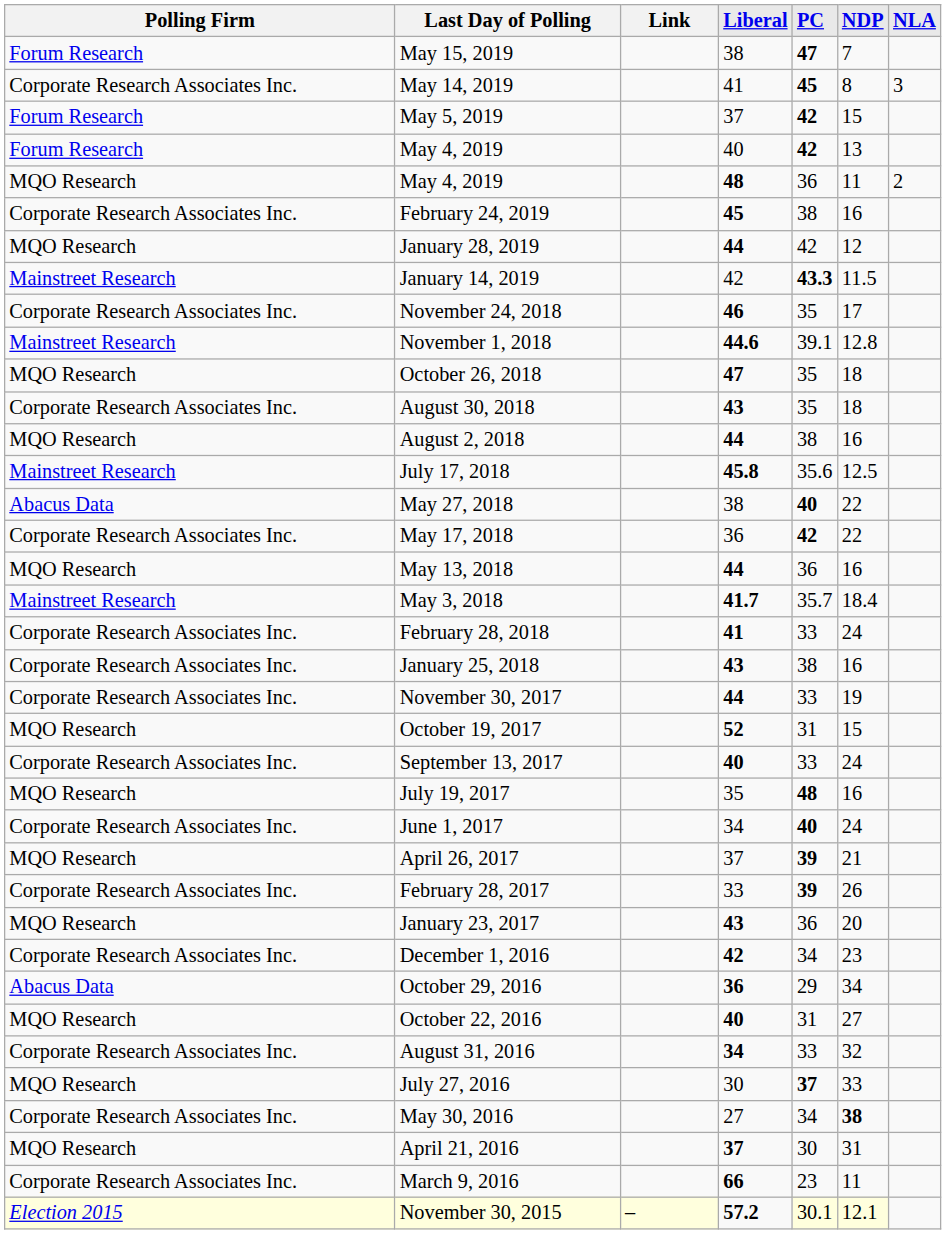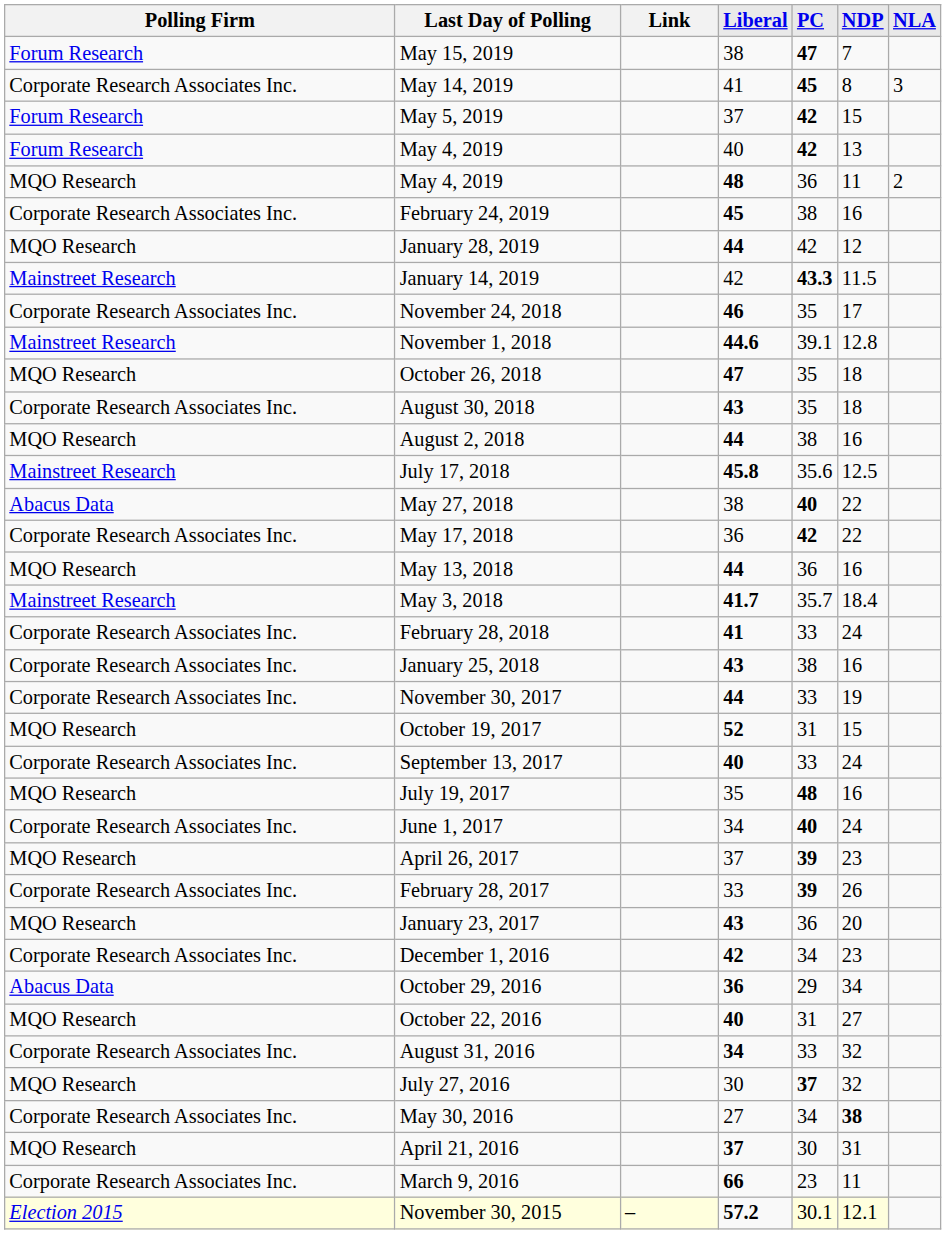(852, 858) 21 -> (852, 858) 23
(852, 1084) 33 -> (852, 1084) 32
